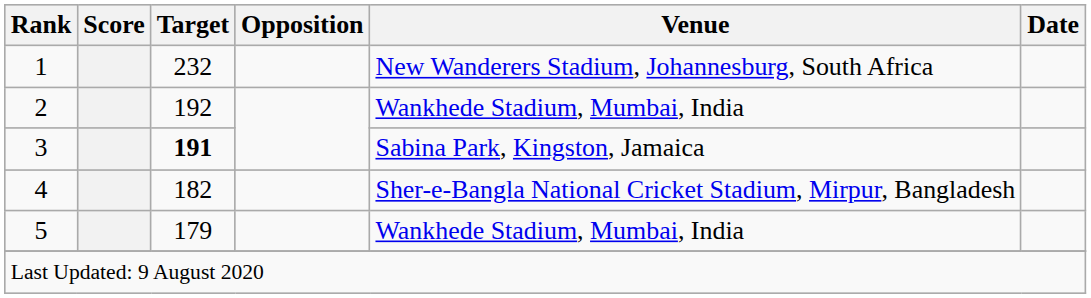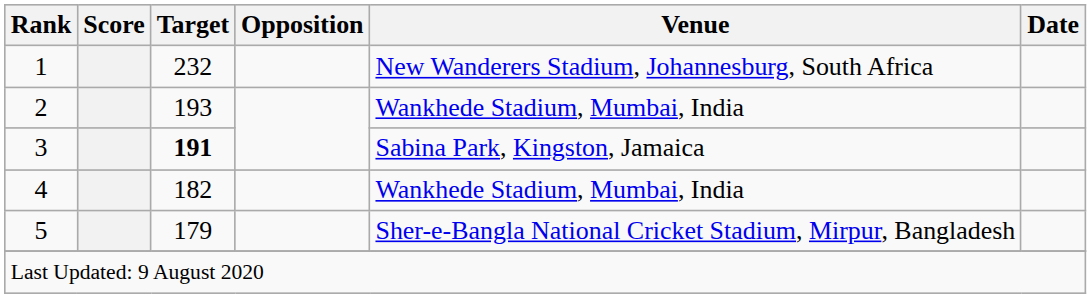(193, 107) 192 -> (193, 107) 193
(695, 189) Sher-e-Bangla National Cricket Stadium, Mirpur, Bangladesh -> (560, 189) Wankhede Stadium, Mumbai, India
(560, 230) Wankhede Stadium, Mumbai, India -> (695, 230) Sher-e-Bangla National Cricket Stadium, Mirpur, Bangladesh
